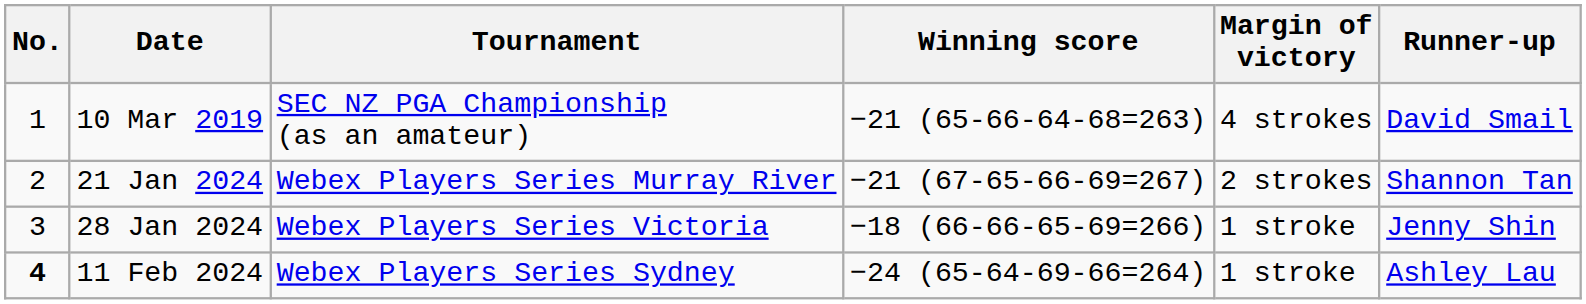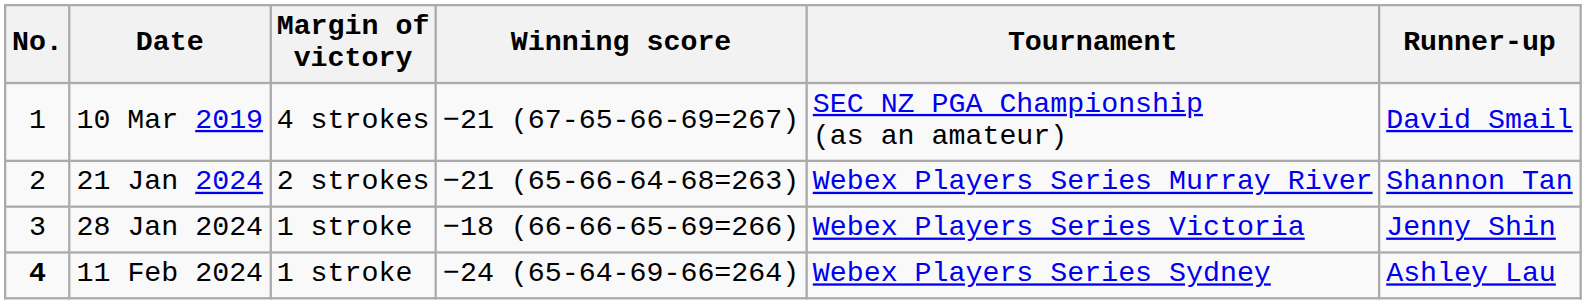columns swapped: (557, 44) <-> (1296, 44)
(1028, 122) −21 (65-66-64-68=263) -> (621, 122) −21 (67-65-66-69=267)
(1028, 184) −21 (67-65-66-69=267) -> (621, 184) −21 (65-66-64-68=263)
